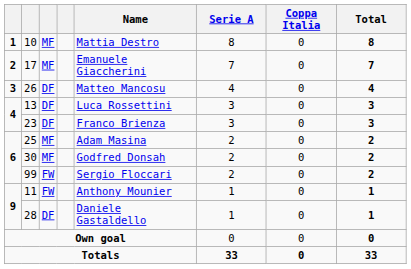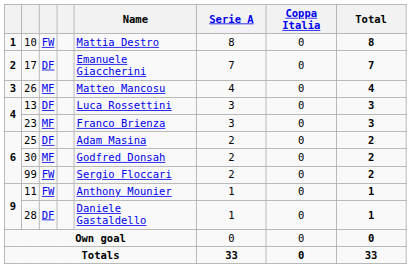(48, 42) MF -> (48, 42) FW
(48, 66) MF -> (48, 66) DF
(48, 89) DF -> (48, 89) MF
(48, 123) DF -> (48, 123) MF
(48, 140) MF -> (48, 140) DF
